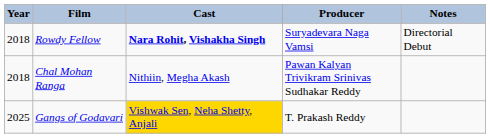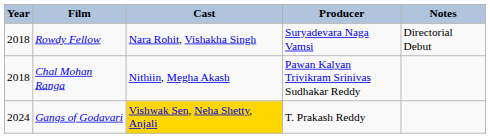(197, 39) bold -> (193, 39) normal
(18, 117) 2025 -> (18, 117) 2024
